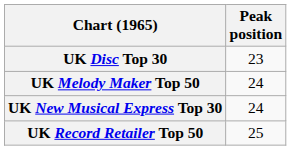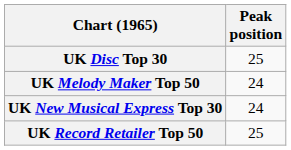(256, 58) 23 -> (256, 58) 25
